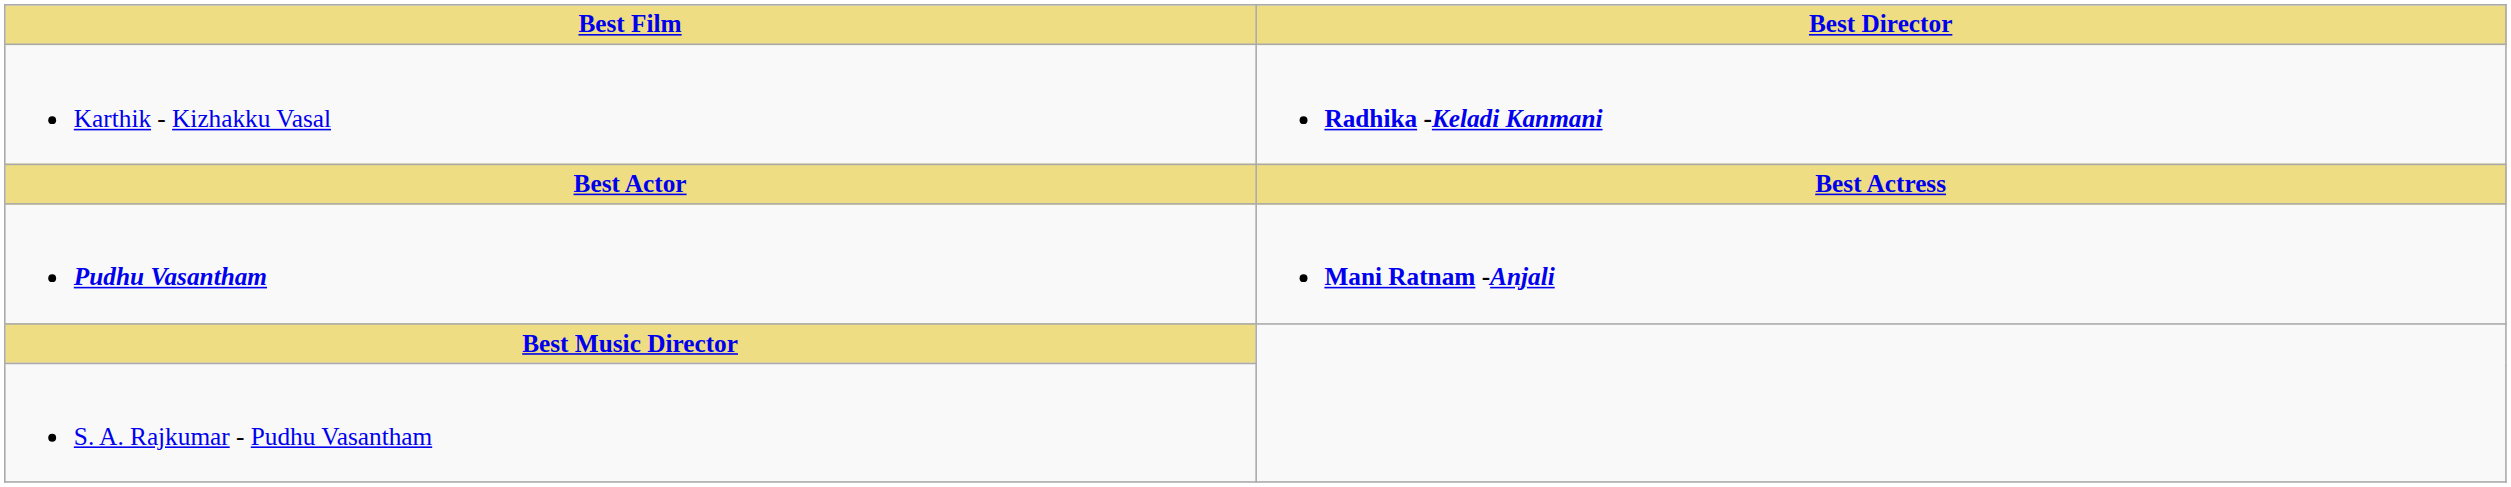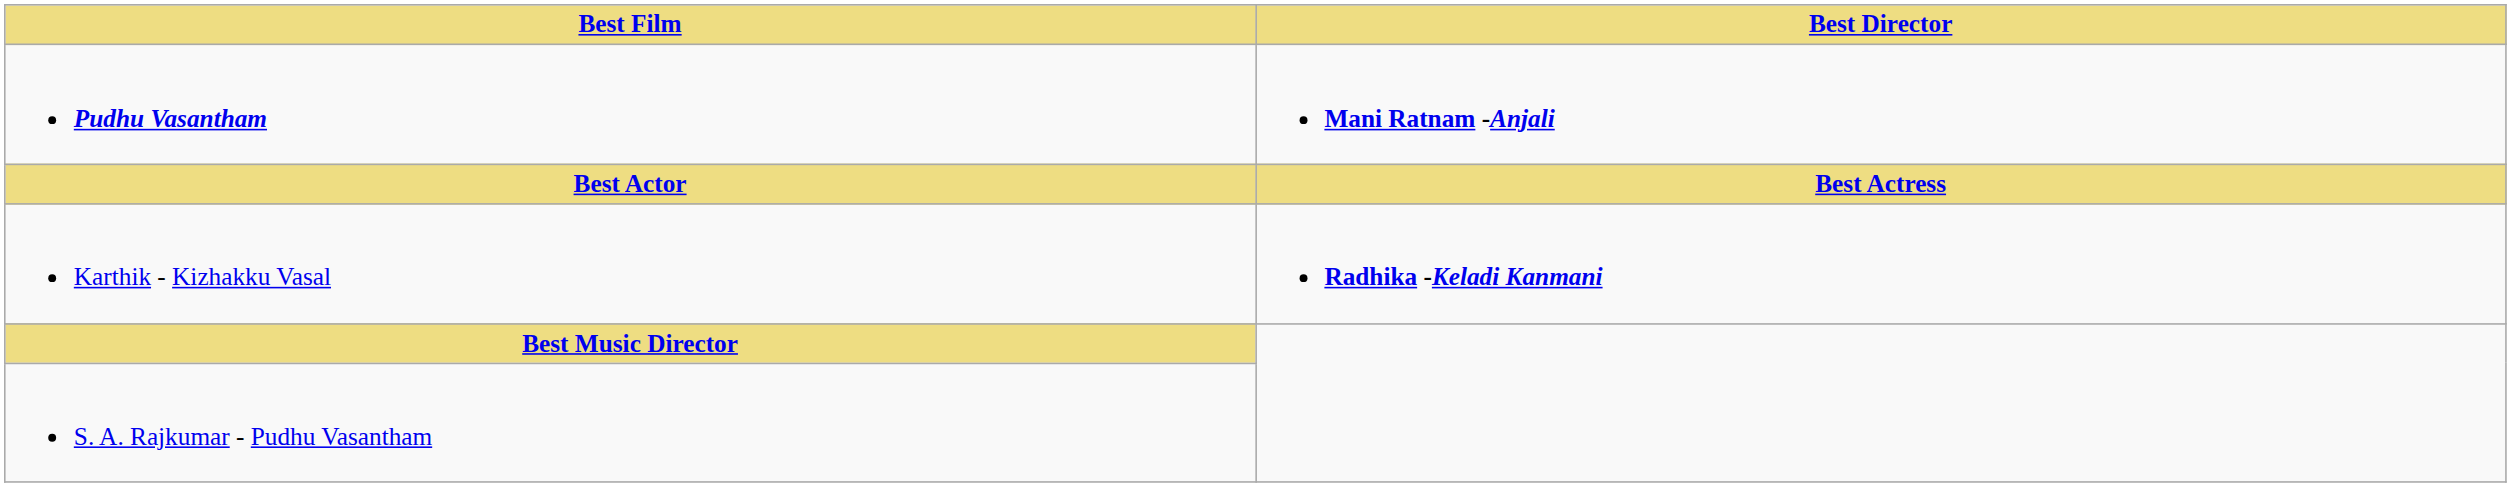rows swapped: (630, 278) <-> (630, 119)
